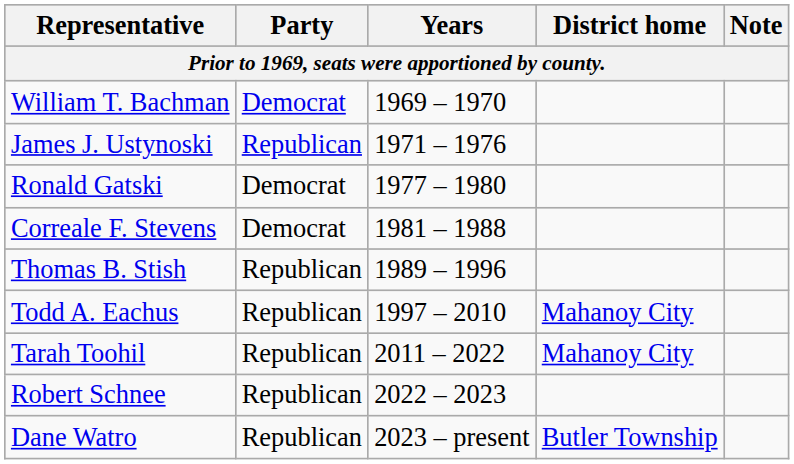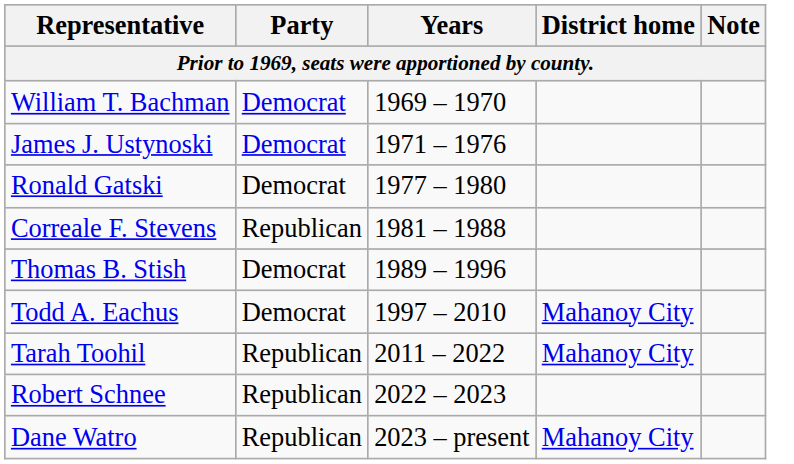(302, 143) Republican -> (294, 143) Democrat
(294, 227) Democrat -> (302, 227) Republican
(302, 269) Republican -> (294, 269) Democrat
(302, 311) Republican -> (294, 311) Democrat
(630, 437) Butler Township -> (618, 437) Mahanoy City
